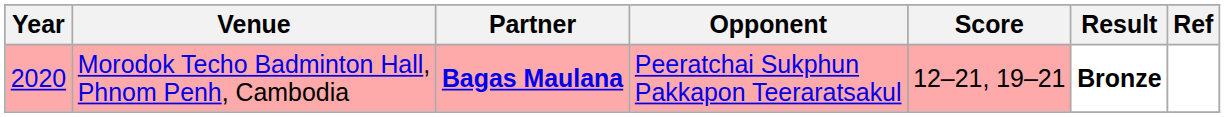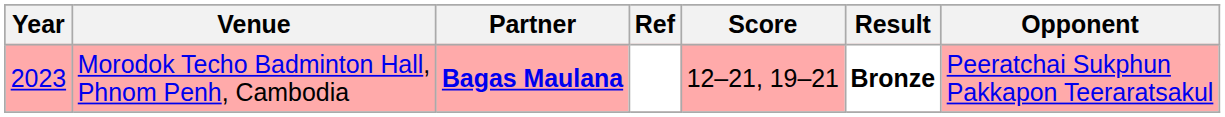columns swapped: (768, 25) <-> (1193, 25)
(38, 78) 2020 -> (38, 78) 2023
